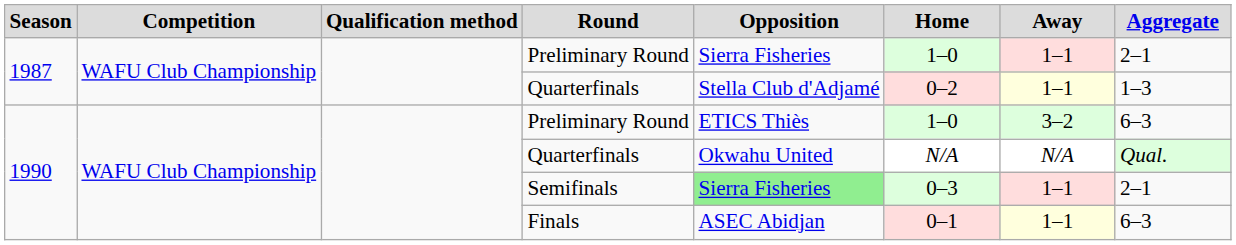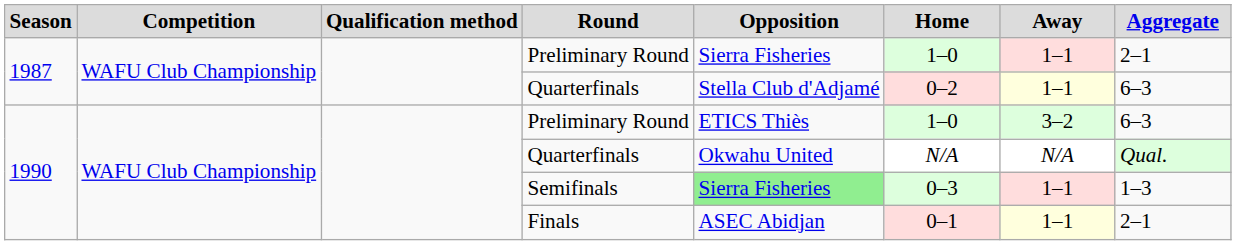(1136, 88) 1–3 -> (1136, 88) 6–3
(1136, 188) 2–1 -> (1136, 188) 1–3
(1136, 222) 6–3 -> (1136, 222) 2–1
